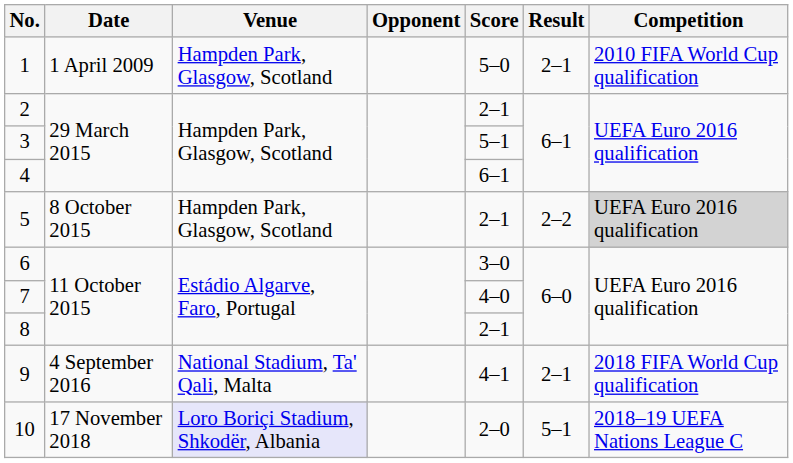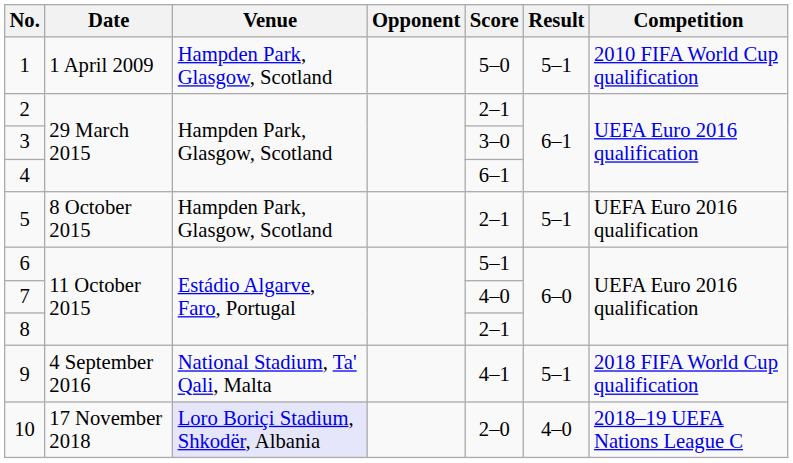(556, 65) 2–1 -> (556, 65) 5–1
(494, 142) 5–1 -> (494, 142) 3–0
(556, 219) 2–2 -> (556, 219) 5–1
(665, 219) lightgrey background -> (665, 219) no background
(494, 263) 3–0 -> (494, 263) 5–1
(556, 373) 2–1 -> (556, 373) 5–1
(556, 429) 5–1 -> (556, 429) 4–0
